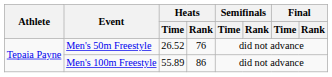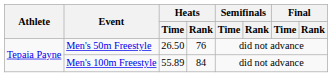(173, 47) 26.52 -> (173, 47) 26.50
(201, 63) 86 -> (201, 63) 84
